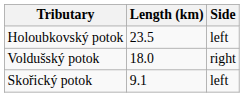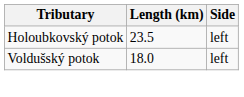(223, 59) right -> (219, 59) left
- row: (50, 80)
